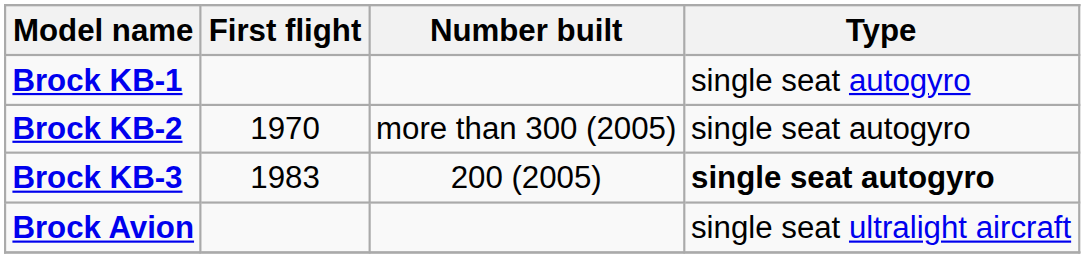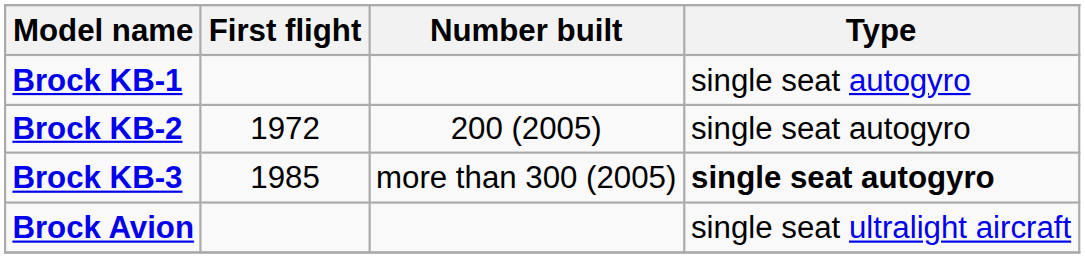(285, 129) 1970 -> (285, 129) 1972
(526, 129) more than 300 (2005) -> (526, 129) 200 (2005)
(285, 178) 1983 -> (285, 178) 1985
(526, 178) 200 (2005) -> (526, 178) more than 300 (2005)
